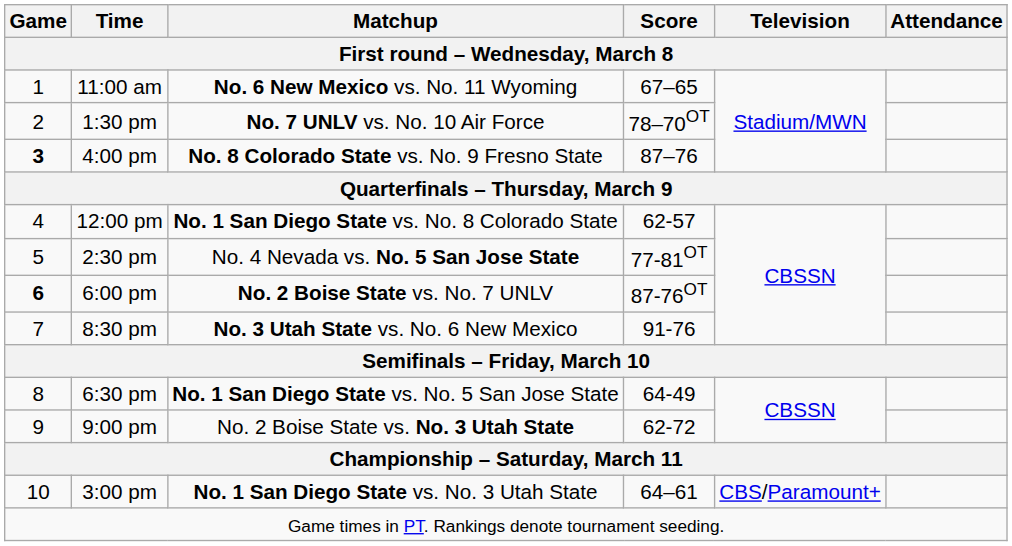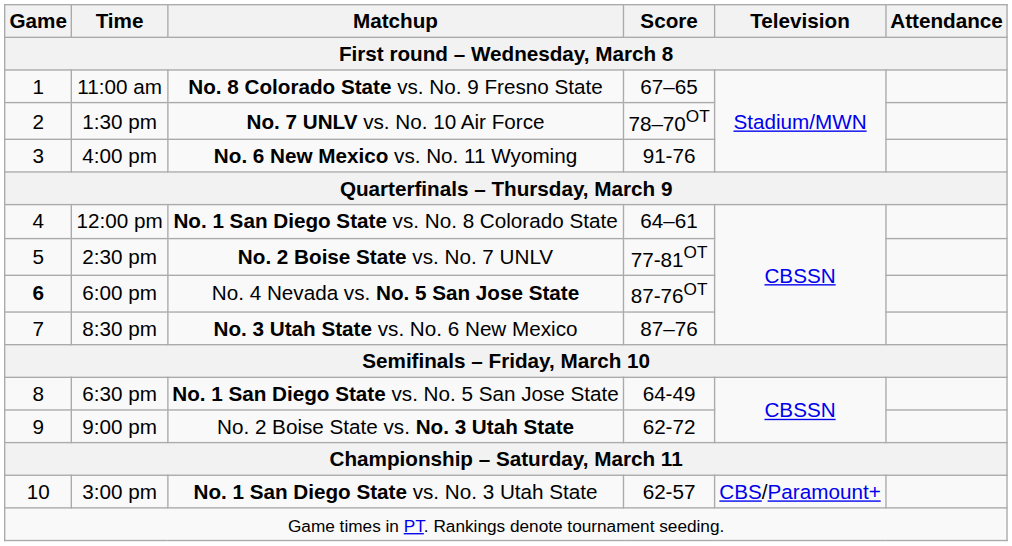(396, 87) No. 6 New Mexico vs. No. 11 Wyoming -> (396, 87) No. 8 Colorado State vs. No. 9 Fresno State
(38, 156) bold -> (38, 156) normal
(396, 156) No. 8 Colorado State vs. No. 9 Fresno State -> (396, 156) No. 6 New Mexico vs. No. 11 Wyoming
(669, 156) 87–76 -> (669, 156) 91-76
(669, 222) 62-57 -> (669, 222) 64–61
(396, 257) No. 4 Nevada vs. No. 5 San Jose State -> (396, 257) No. 2 Boise State vs. No. 7 UNLV
(396, 293) No. 2 Boise State vs. No. 7 UNLV -> (396, 293) No. 4 Nevada vs. No. 5 San Jose State
(669, 328) 91-76 -> (669, 328) 87–76
(669, 492) 64–61 -> (669, 492) 62-57
